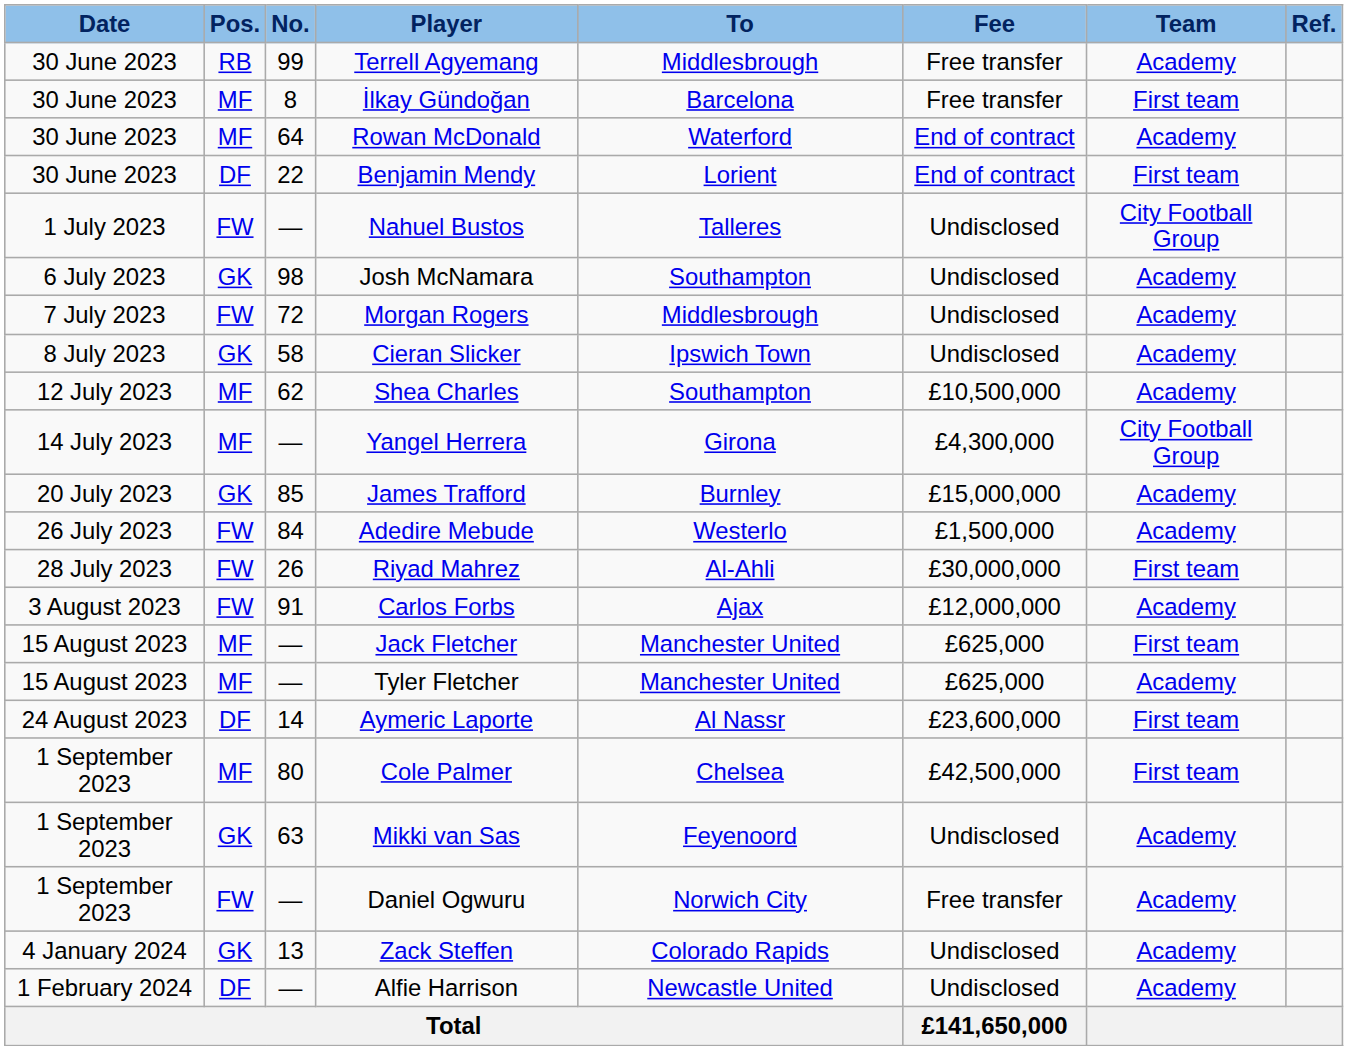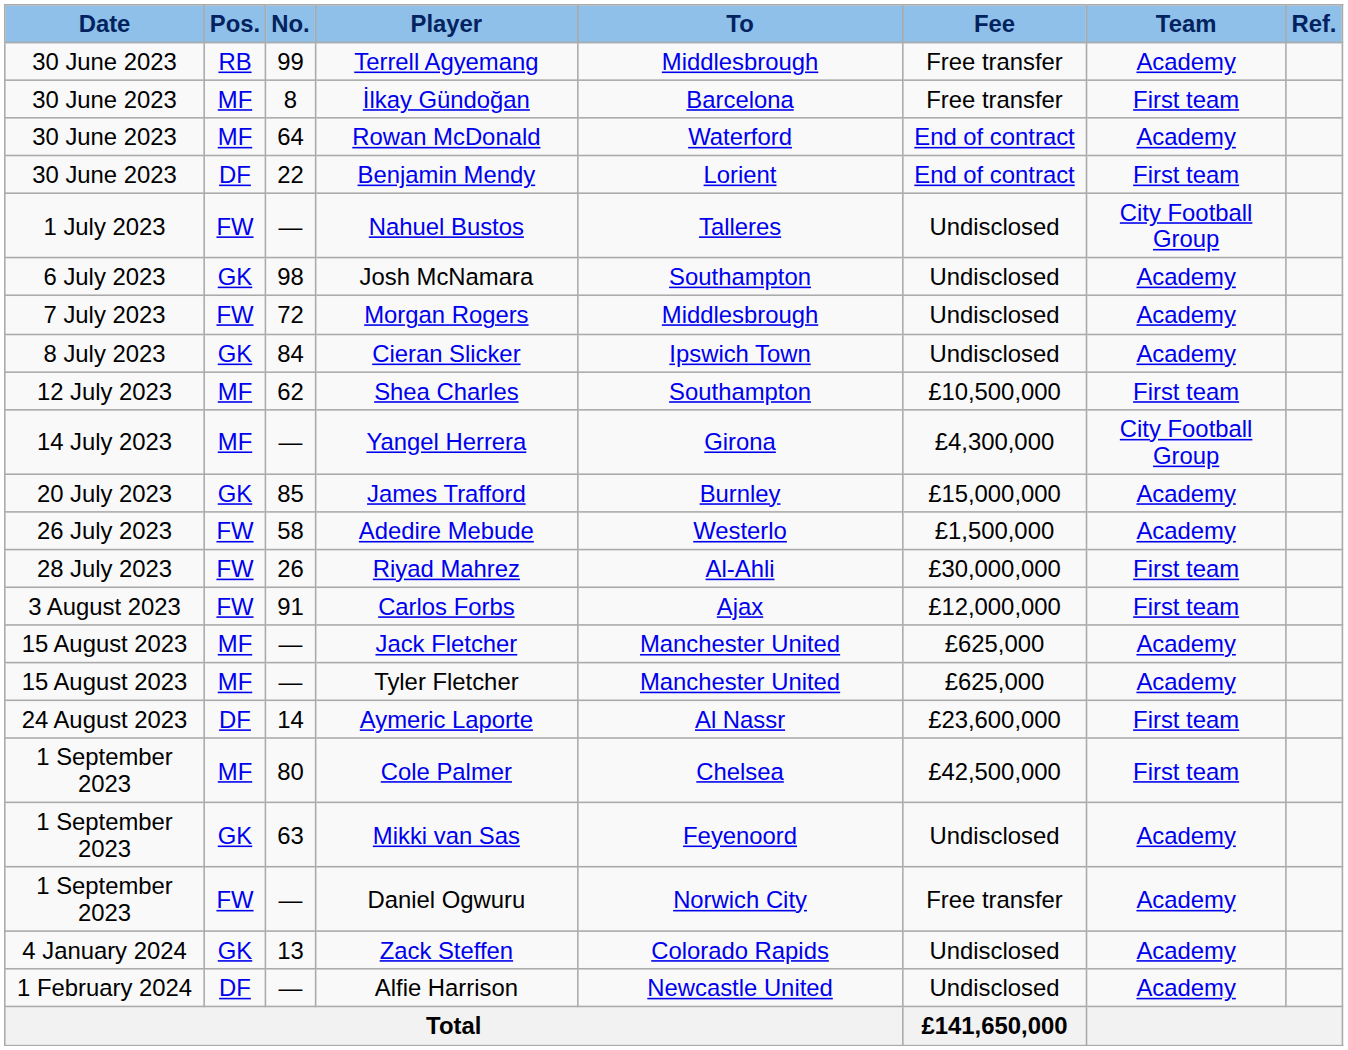(290, 353) 58 -> (290, 353) 84
(1186, 391) Academy -> (1186, 391) First team
(290, 531) 84 -> (290, 531) 58
(1186, 606) Academy -> (1186, 606) First team
(1186, 644) First team -> (1186, 644) Academy
